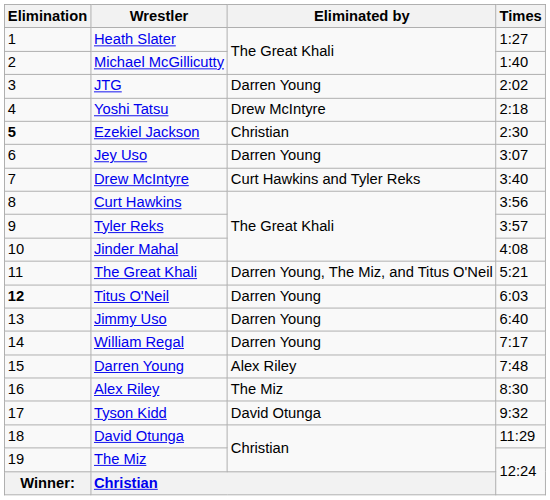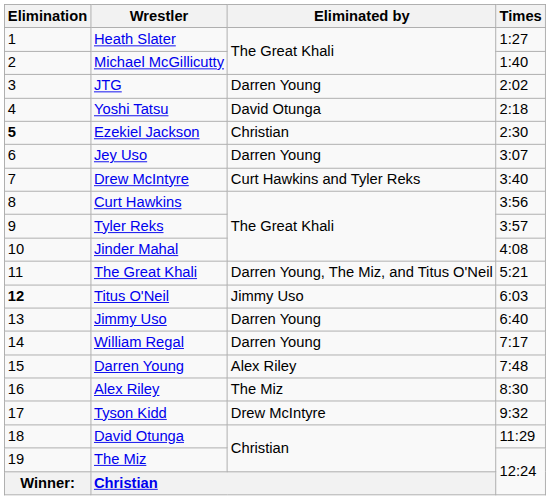(278, 109) Drew McIntyre -> (276, 109) David Otunga
(276, 296) Darren Young -> (267, 296) Jimmy Uso
(276, 413) David Otunga -> (278, 413) Drew McIntyre
